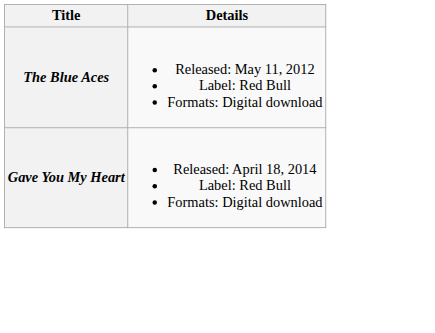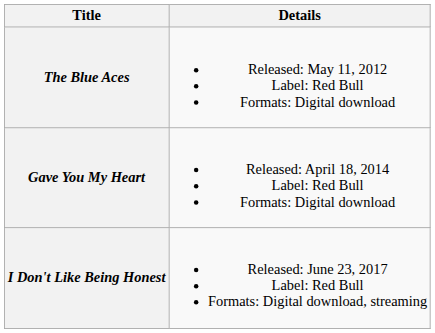+ row: (87, 277)
